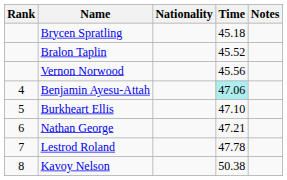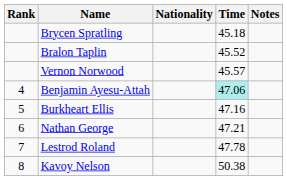(232, 71) 45.56 -> (232, 71) 45.57
(232, 109) 47.10 -> (232, 109) 47.16
